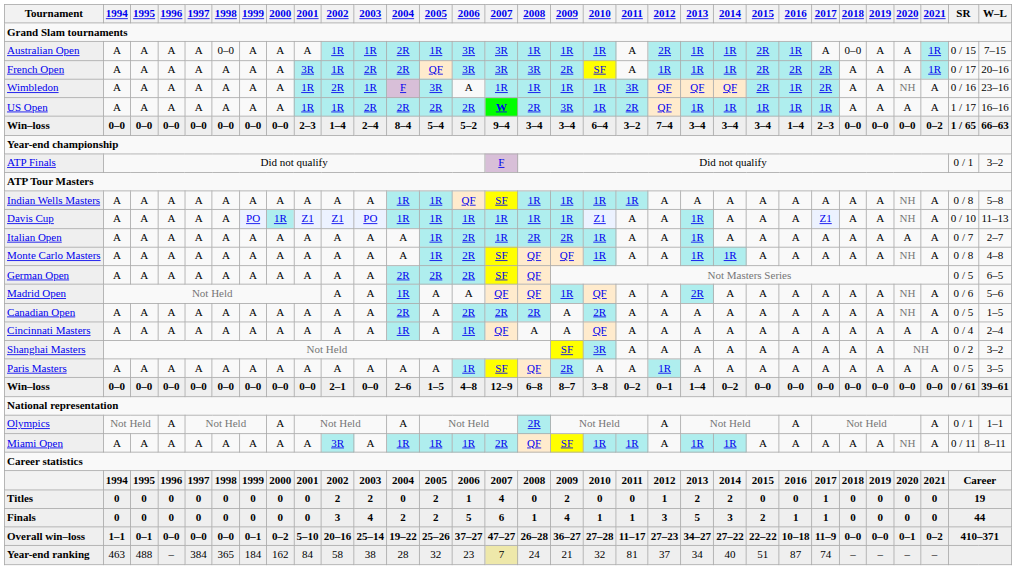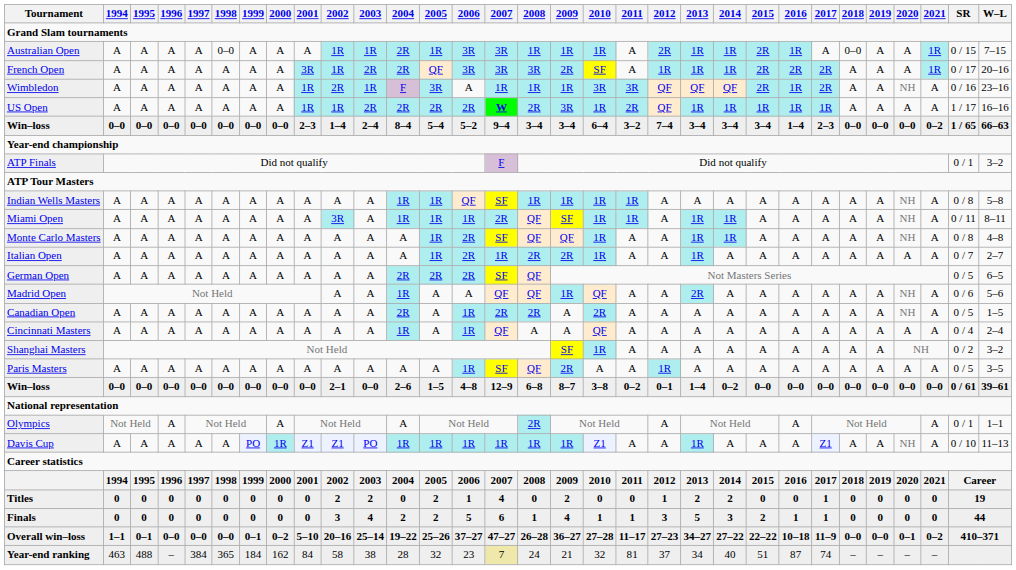(600, 88) 1R -> (600, 88) 3R
rows swapped: (35, 443) <-> (30, 219)
rows swapped: (54, 256) <-> (34, 237)
(469, 312) 2R -> (469, 312) 1R
(600, 349) 3R -> (600, 349) 1R
